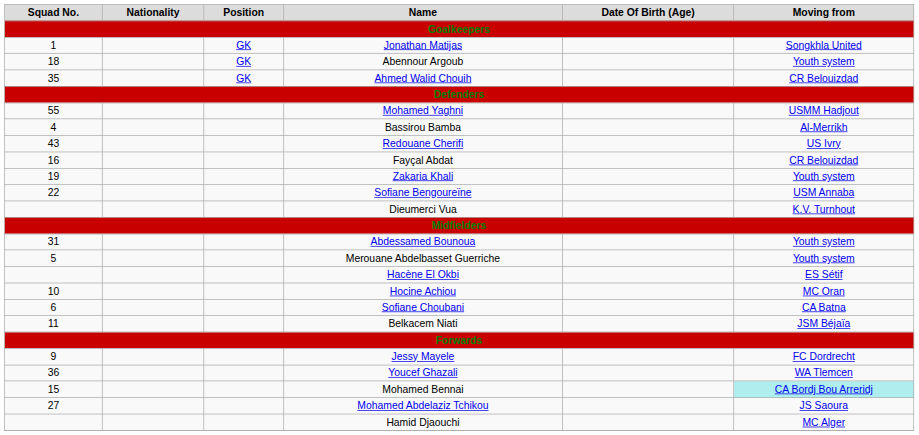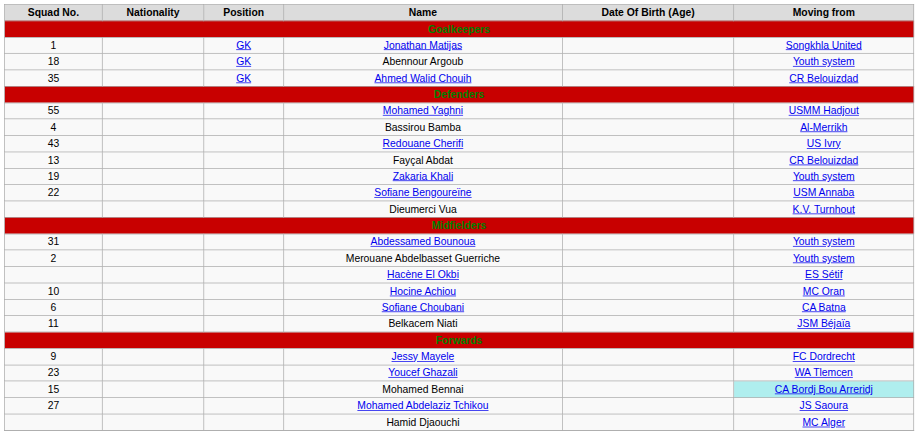(53, 160) 16 -> (53, 160) 13
(53, 259) 5 -> (53, 259) 2
(53, 373) 36 -> (53, 373) 23
